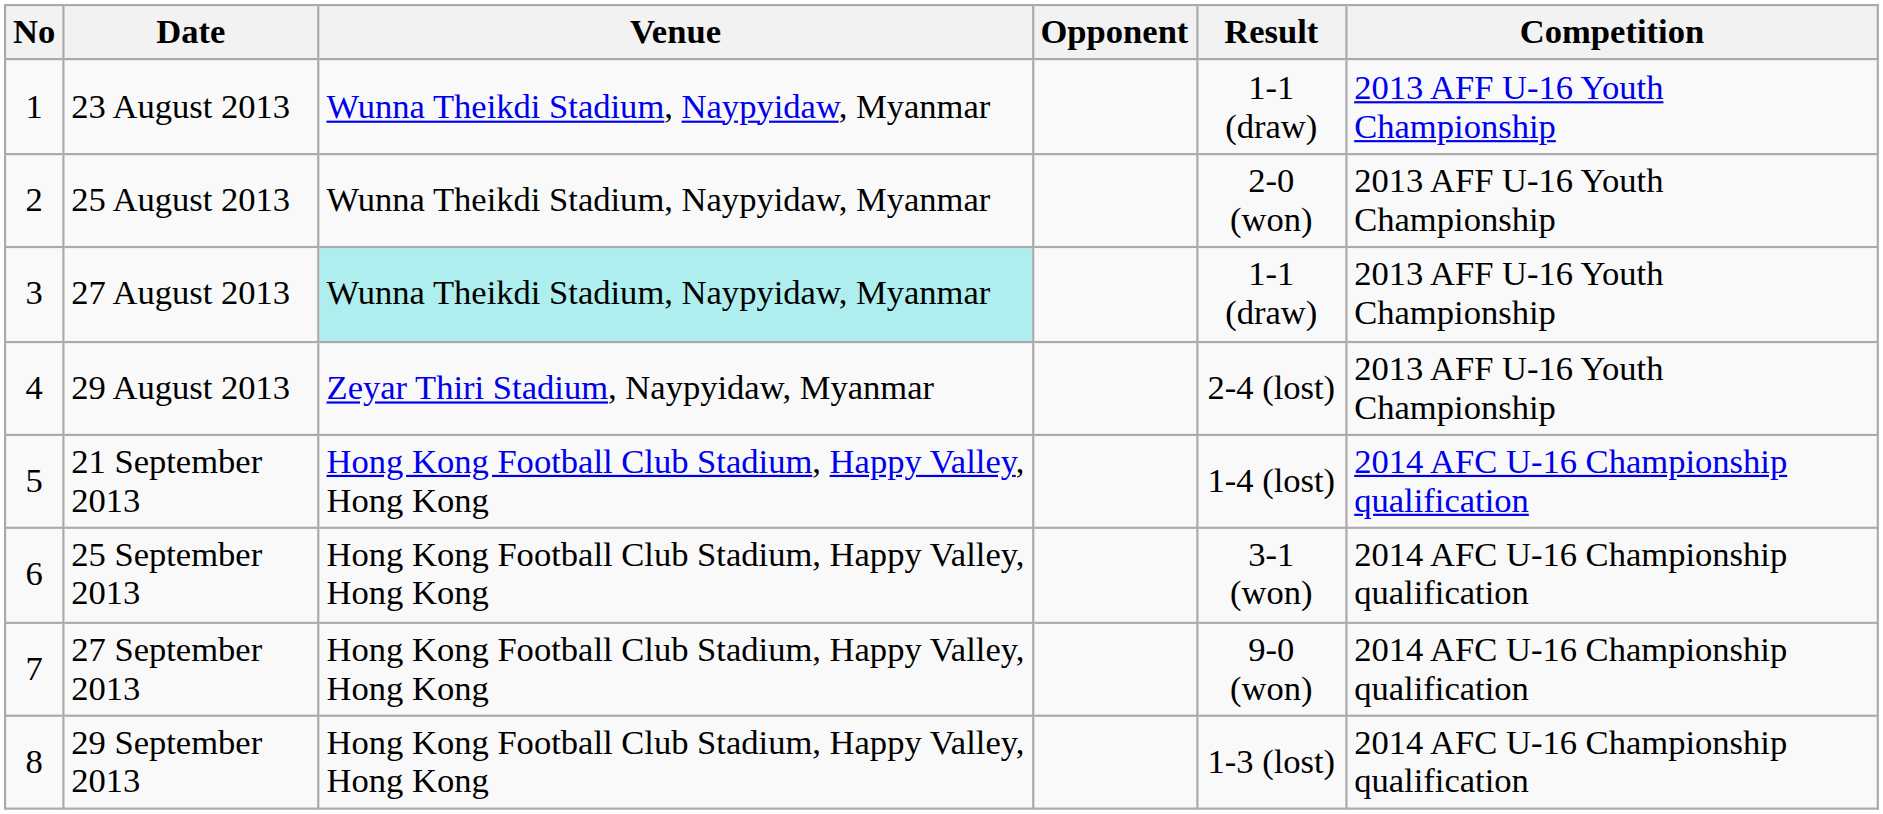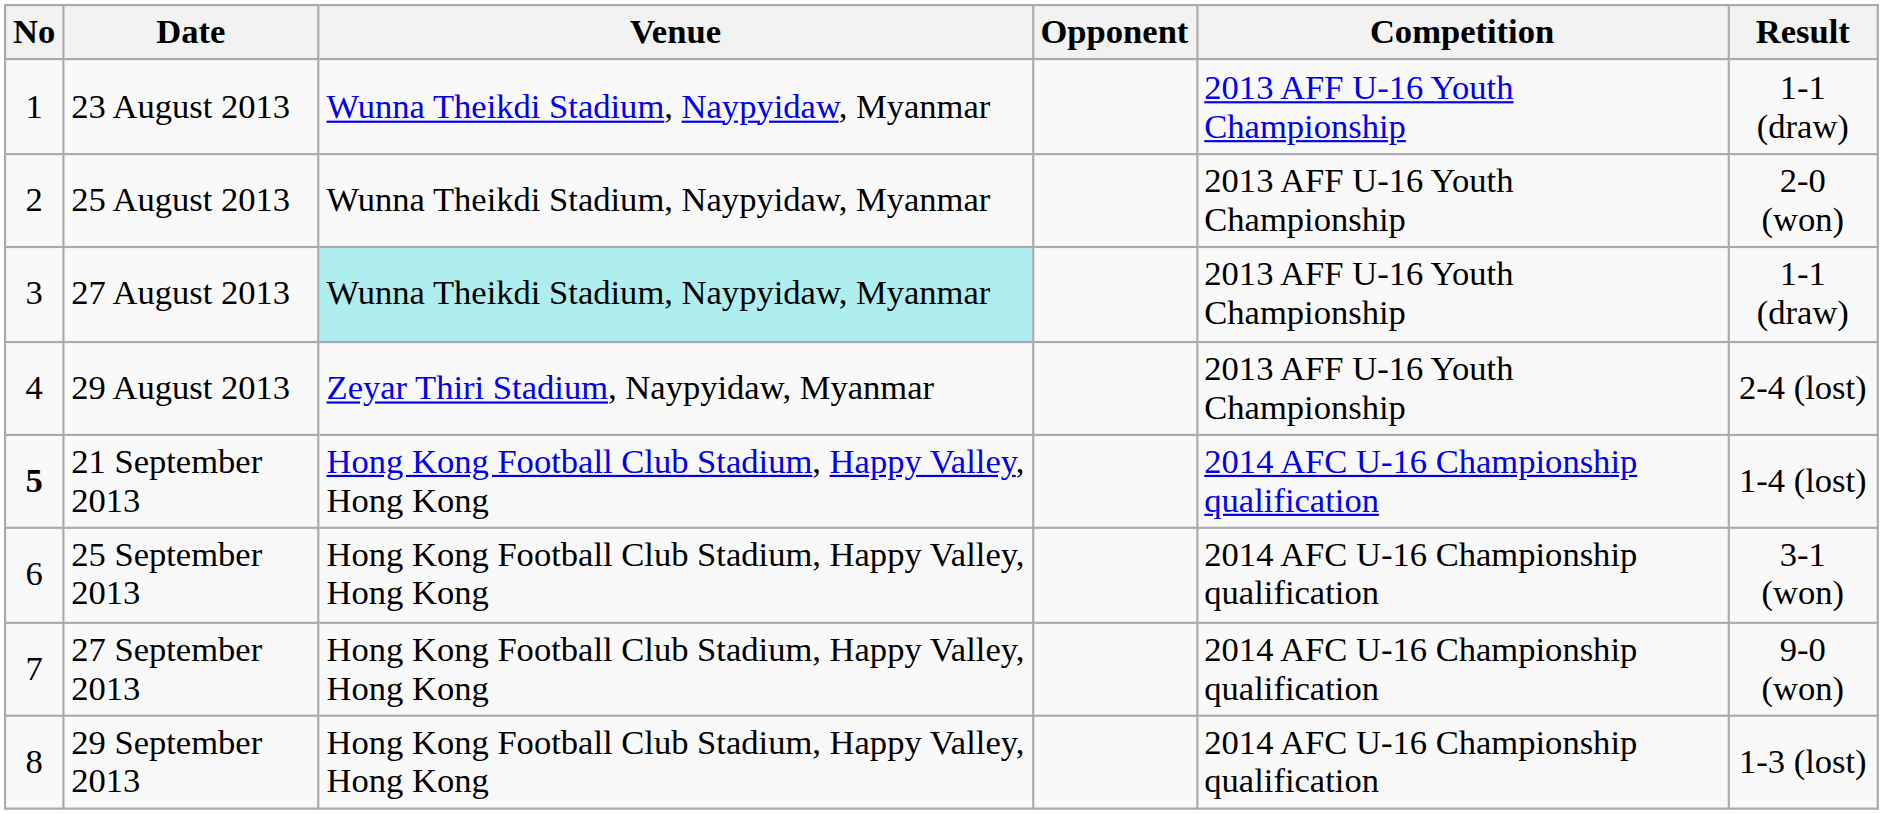columns swapped: (1271, 31) <-> (1612, 31)
(34, 480) normal -> (34, 480) bold
